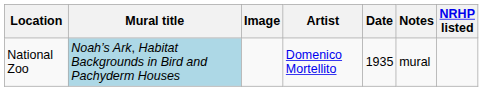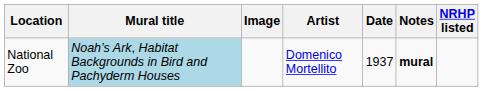(380, 62) 1935 -> (380, 62) 1937
(415, 62) normal -> (416, 62) bold
